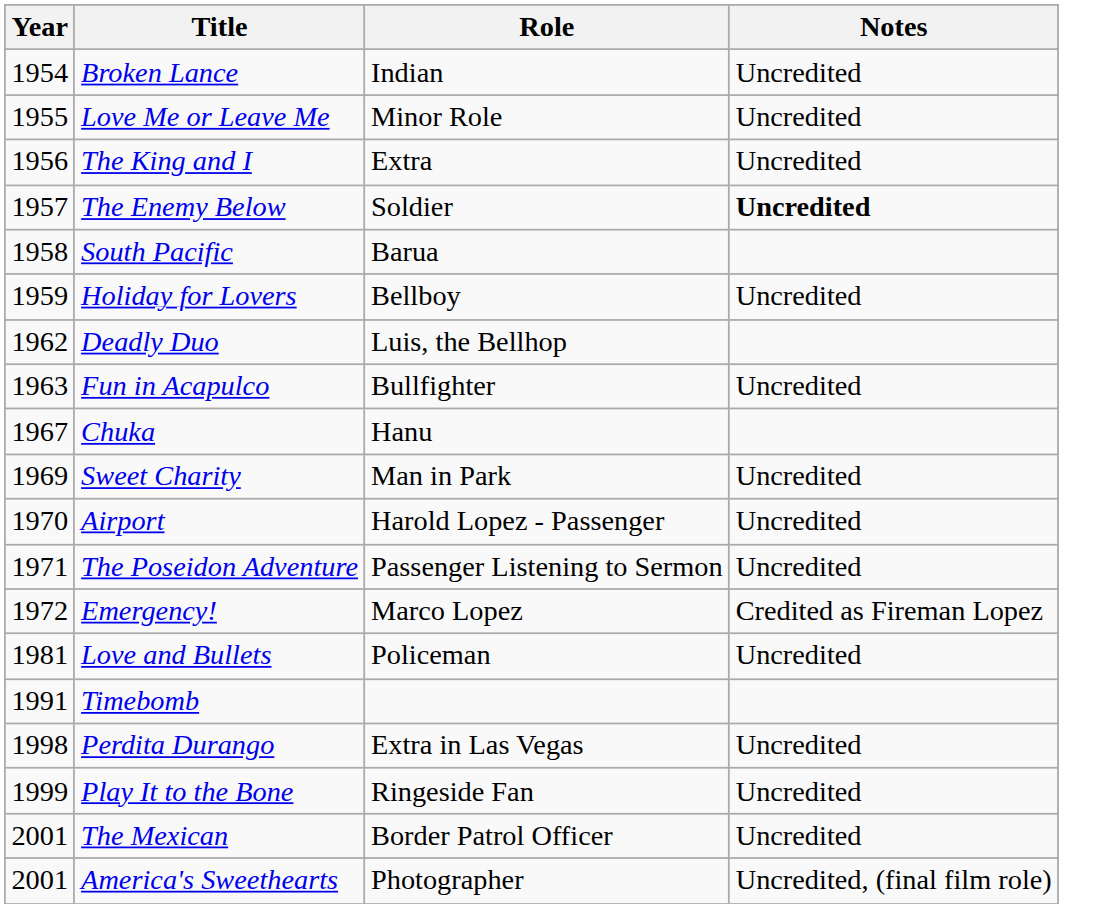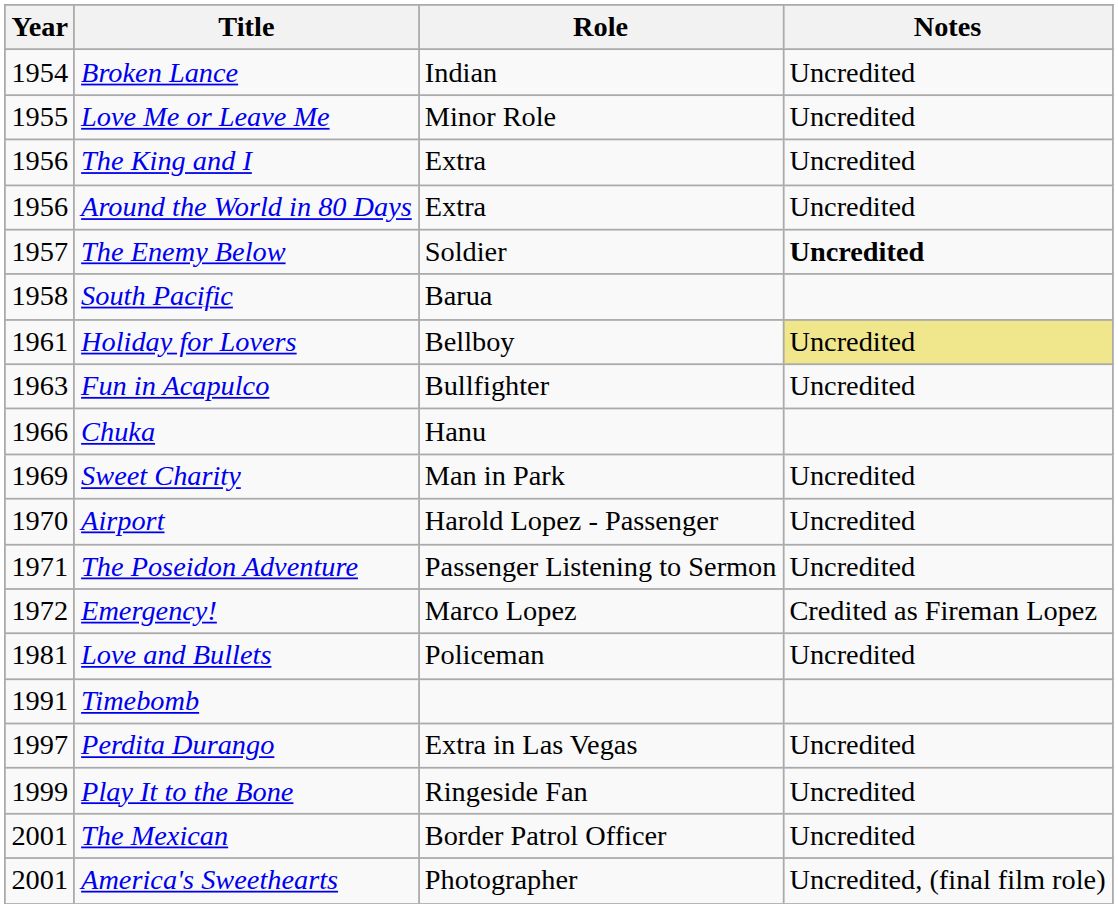+ row: (246, 206)
(40, 296) 1959 -> (40, 341) 1961
(799, 296) no background -> (852, 341) khaki background
- row: (150, 341)
(40, 431) 1967 -> (40, 431) 1966
(40, 745) 1998 -> (40, 745) 1997
